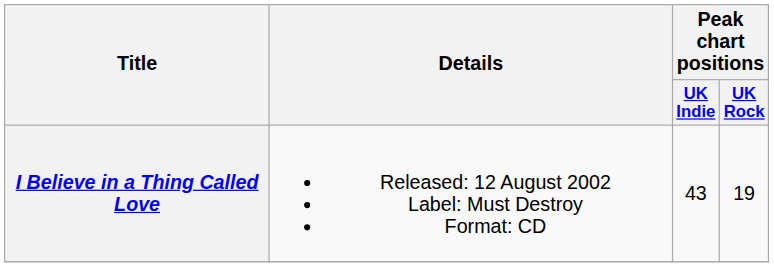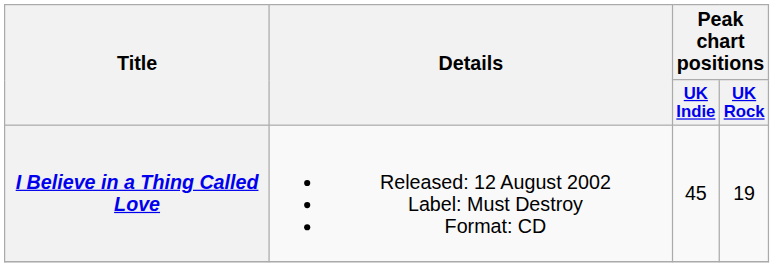(696, 193) 43 -> (696, 193) 45
